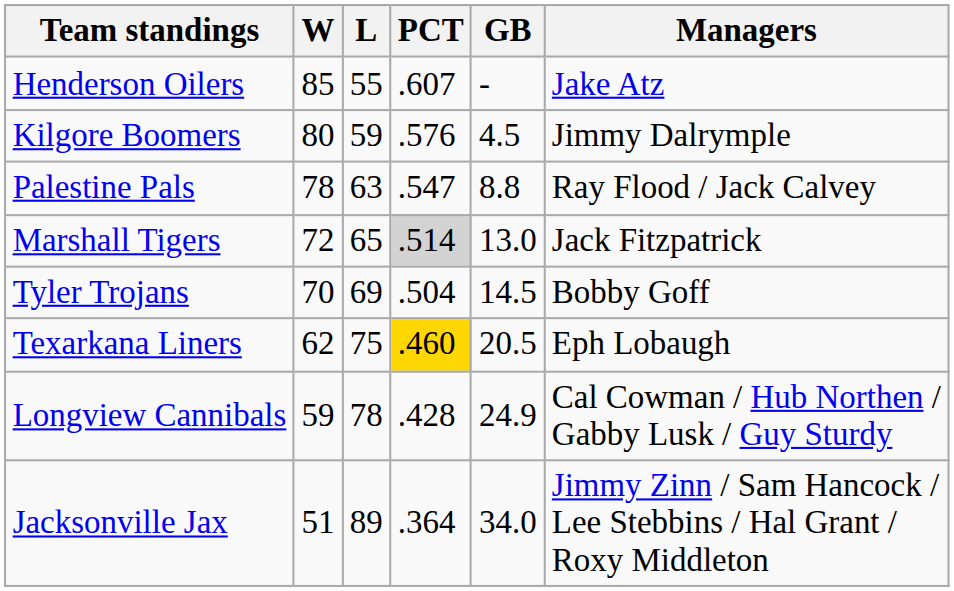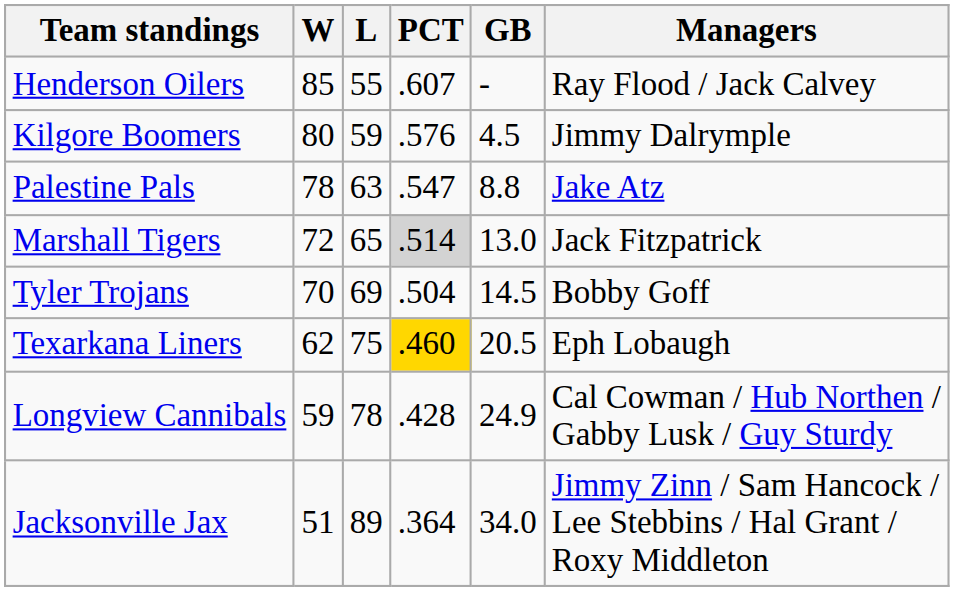(608, 82) Jake Atz -> (714, 82) Ray Flood / Jack Calvey
(714, 187) Ray Flood / Jack Calvey -> (608, 187) Jake Atz
